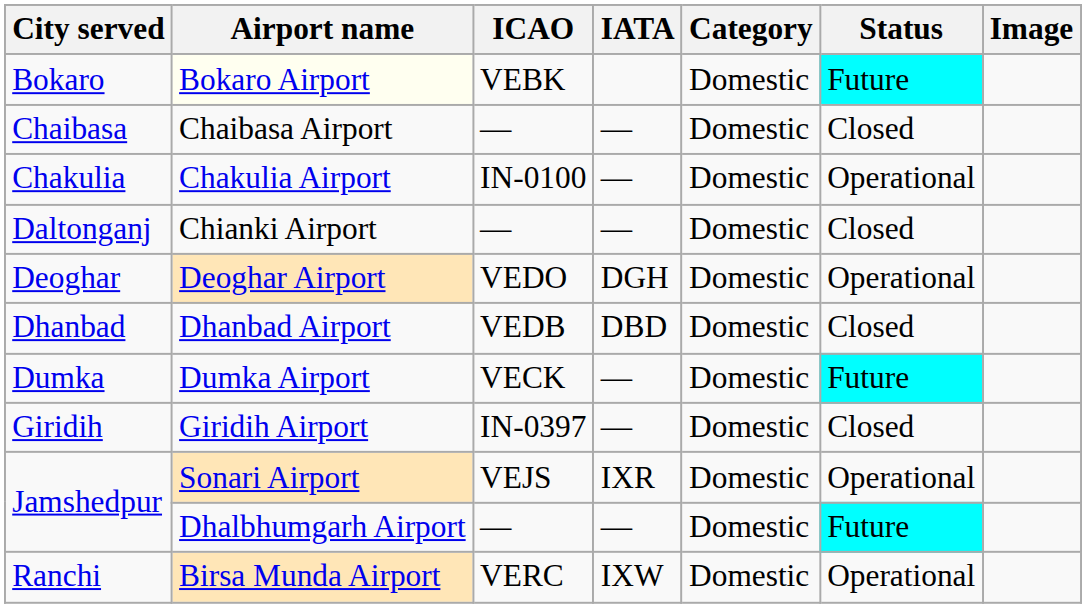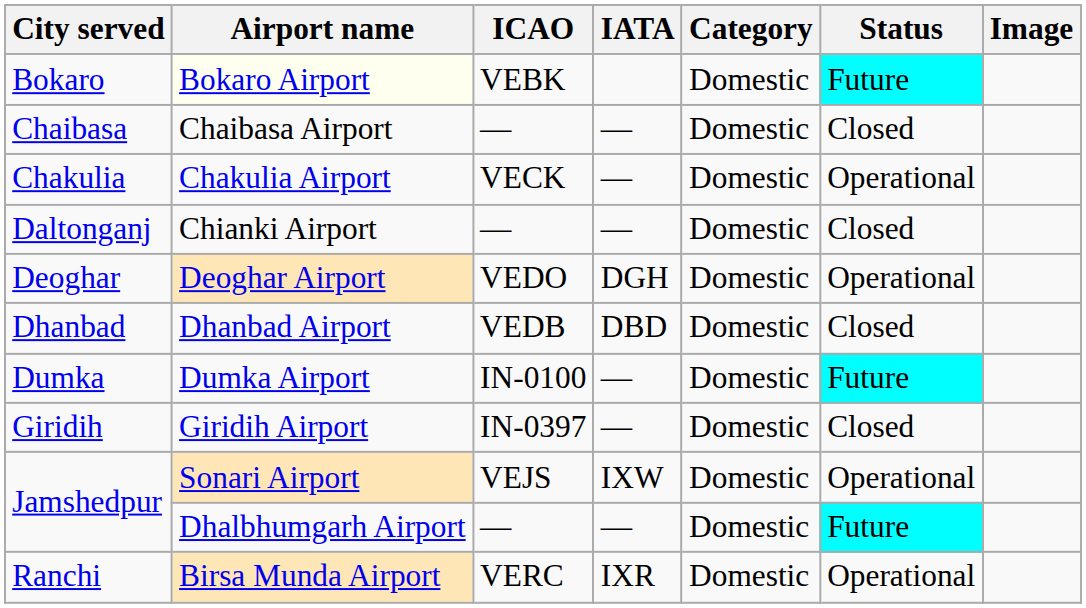(533, 178) IN-0100 -> (523, 178) VECK
(523, 377) VECK -> (533, 377) IN-0100
(628, 476) IXR -> (632, 476) IXW
(632, 576) IXW -> (628, 576) IXR
